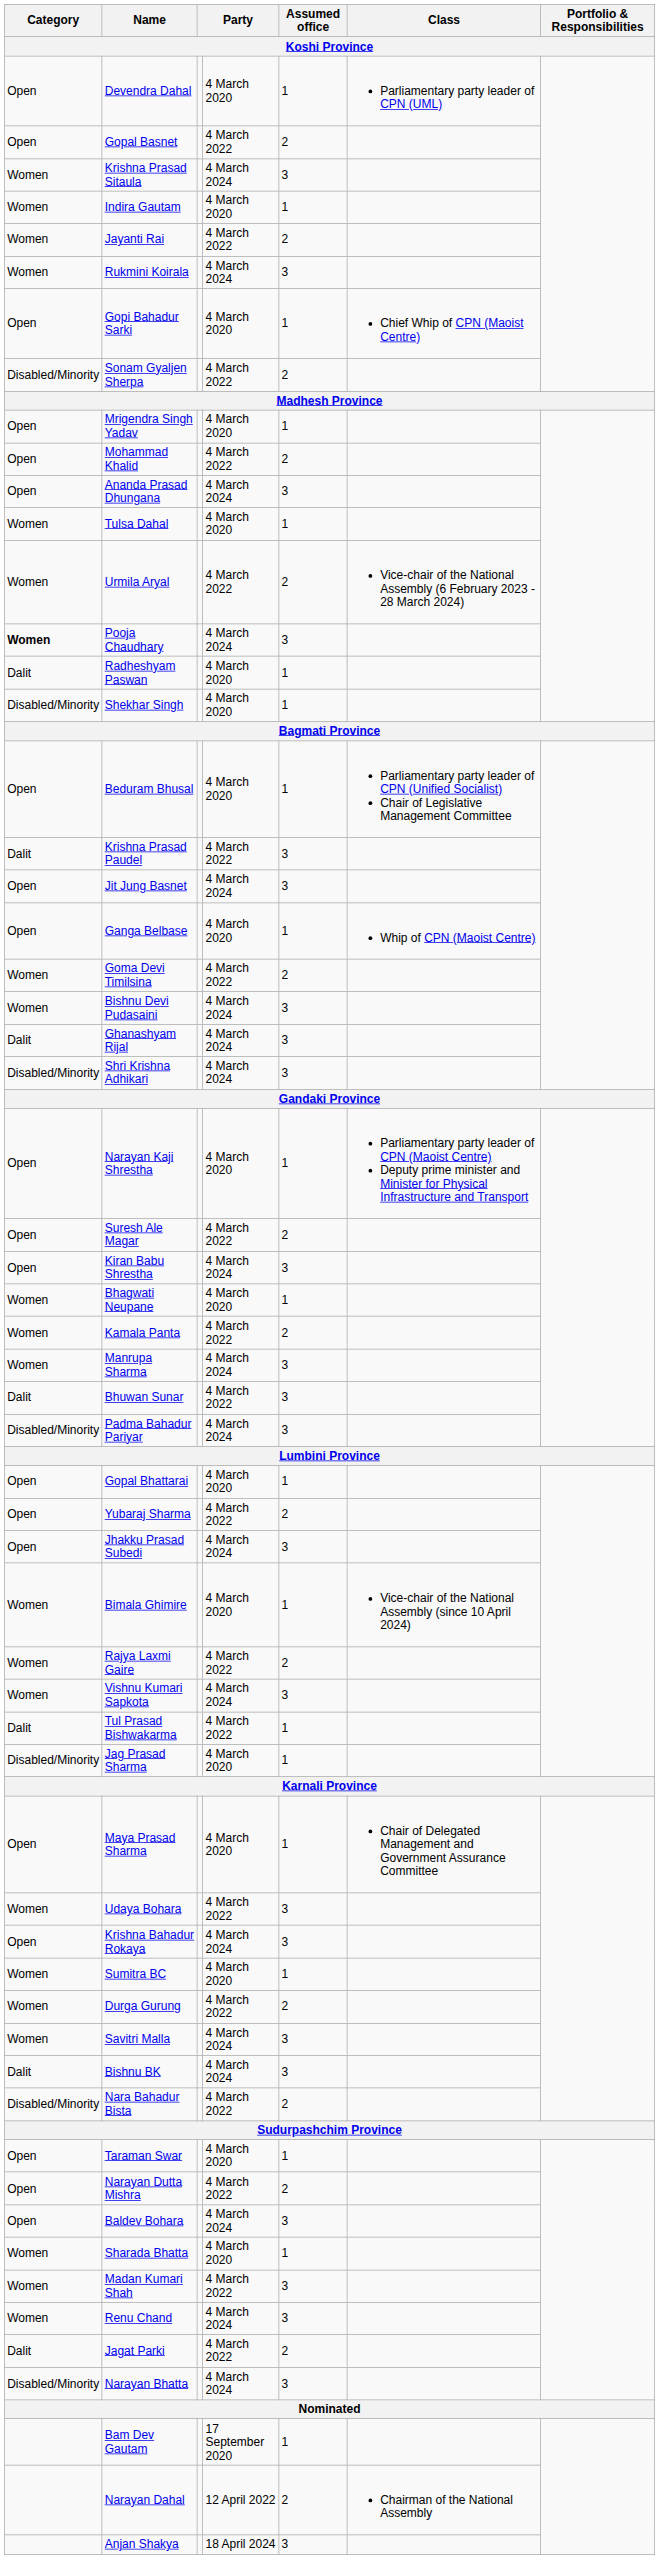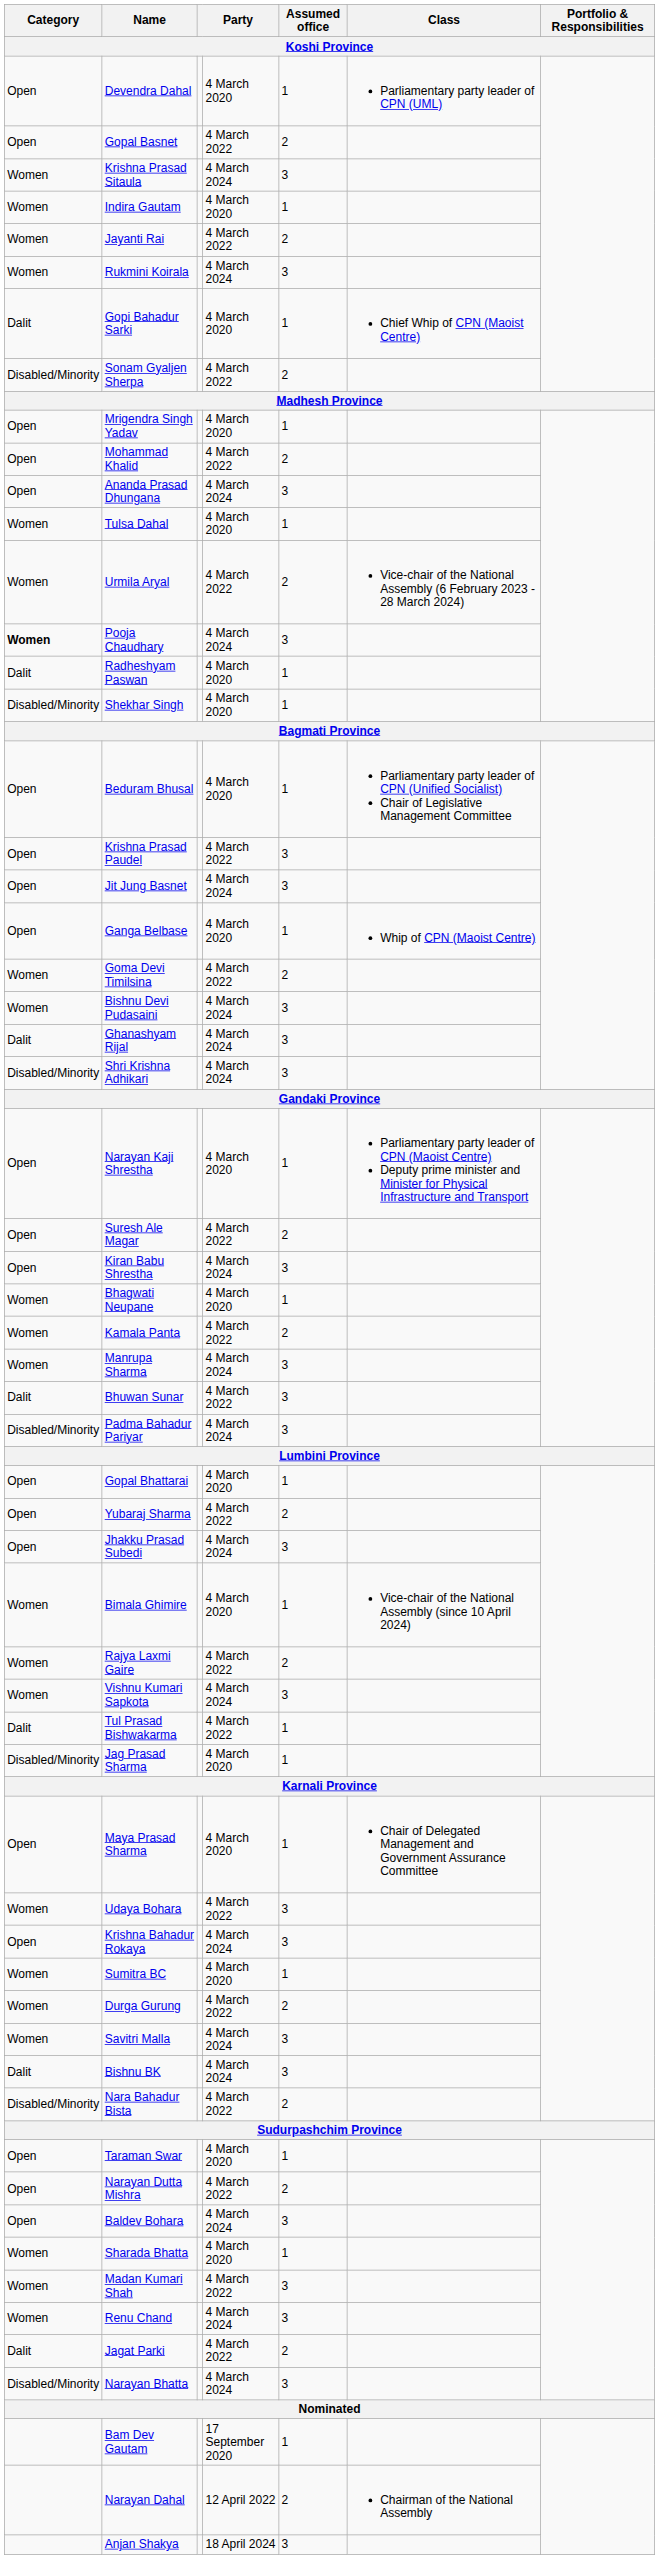(22, 323) Open -> (19, 323) Dalit
(19, 853) Dalit -> (22, 853) Open
